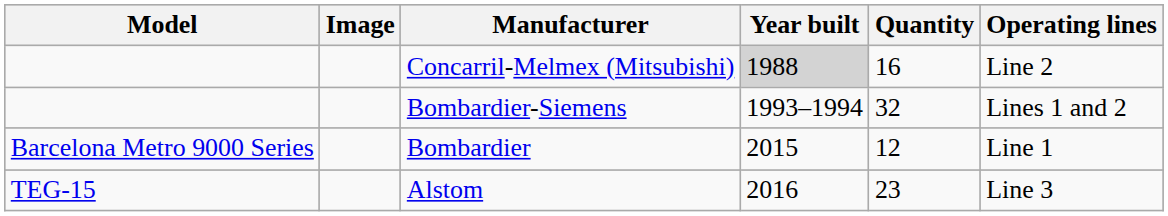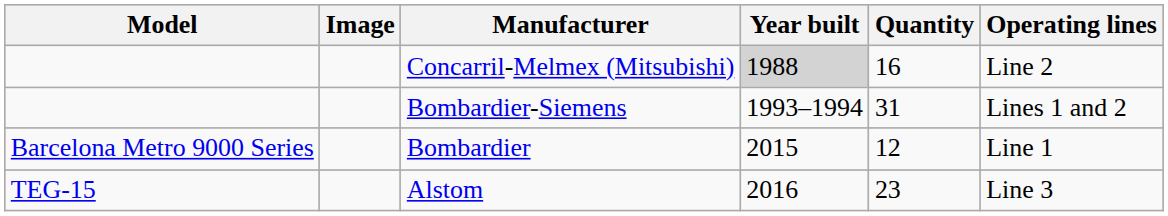(888, 107) 32 -> (888, 107) 31
